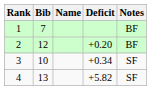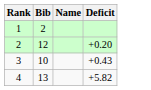- column: (132, 12)
(43, 28) 7 -> (43, 28) 2
(100, 61) +0.34 -> (100, 61) +0.43
